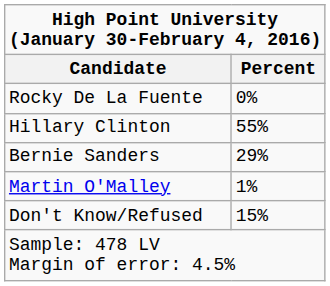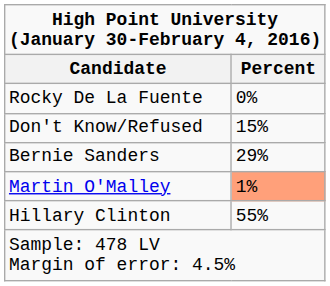rows swapped: (90, 128) <-> (106, 215)
(246, 186) no background -> (246, 186) lightsalmon background
